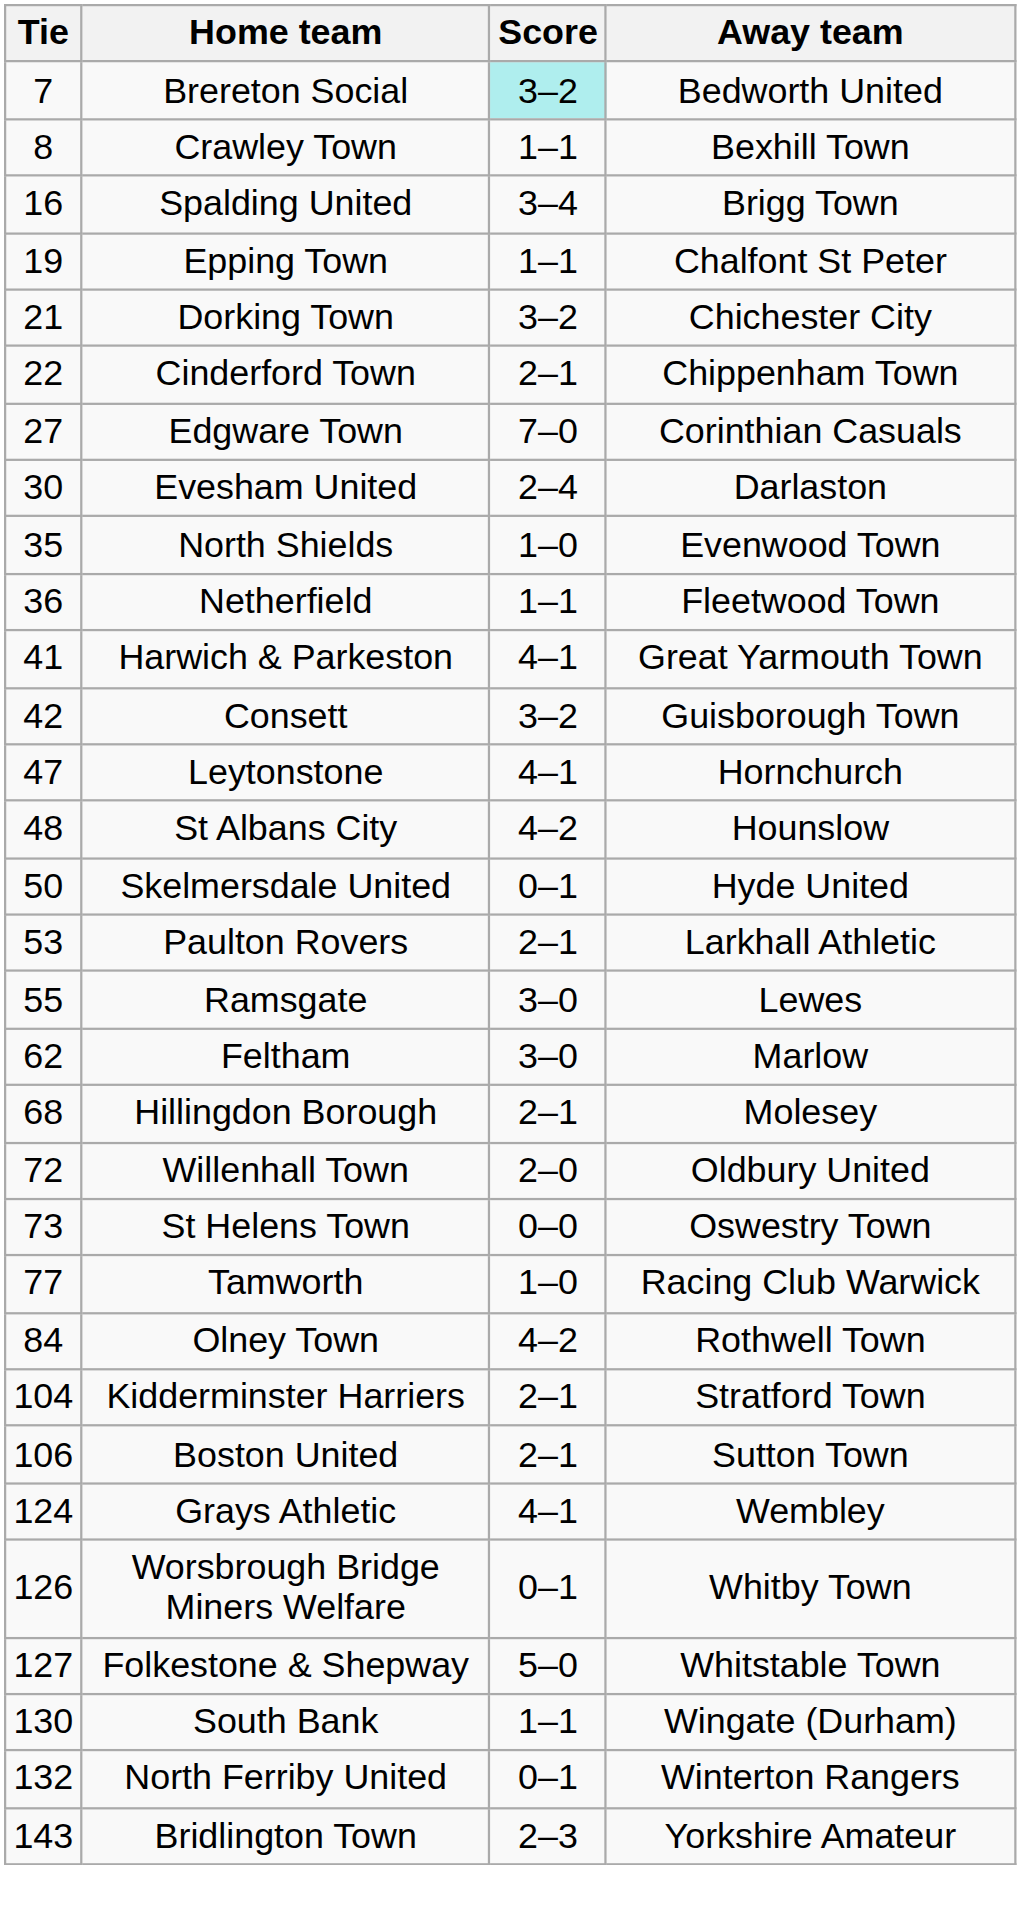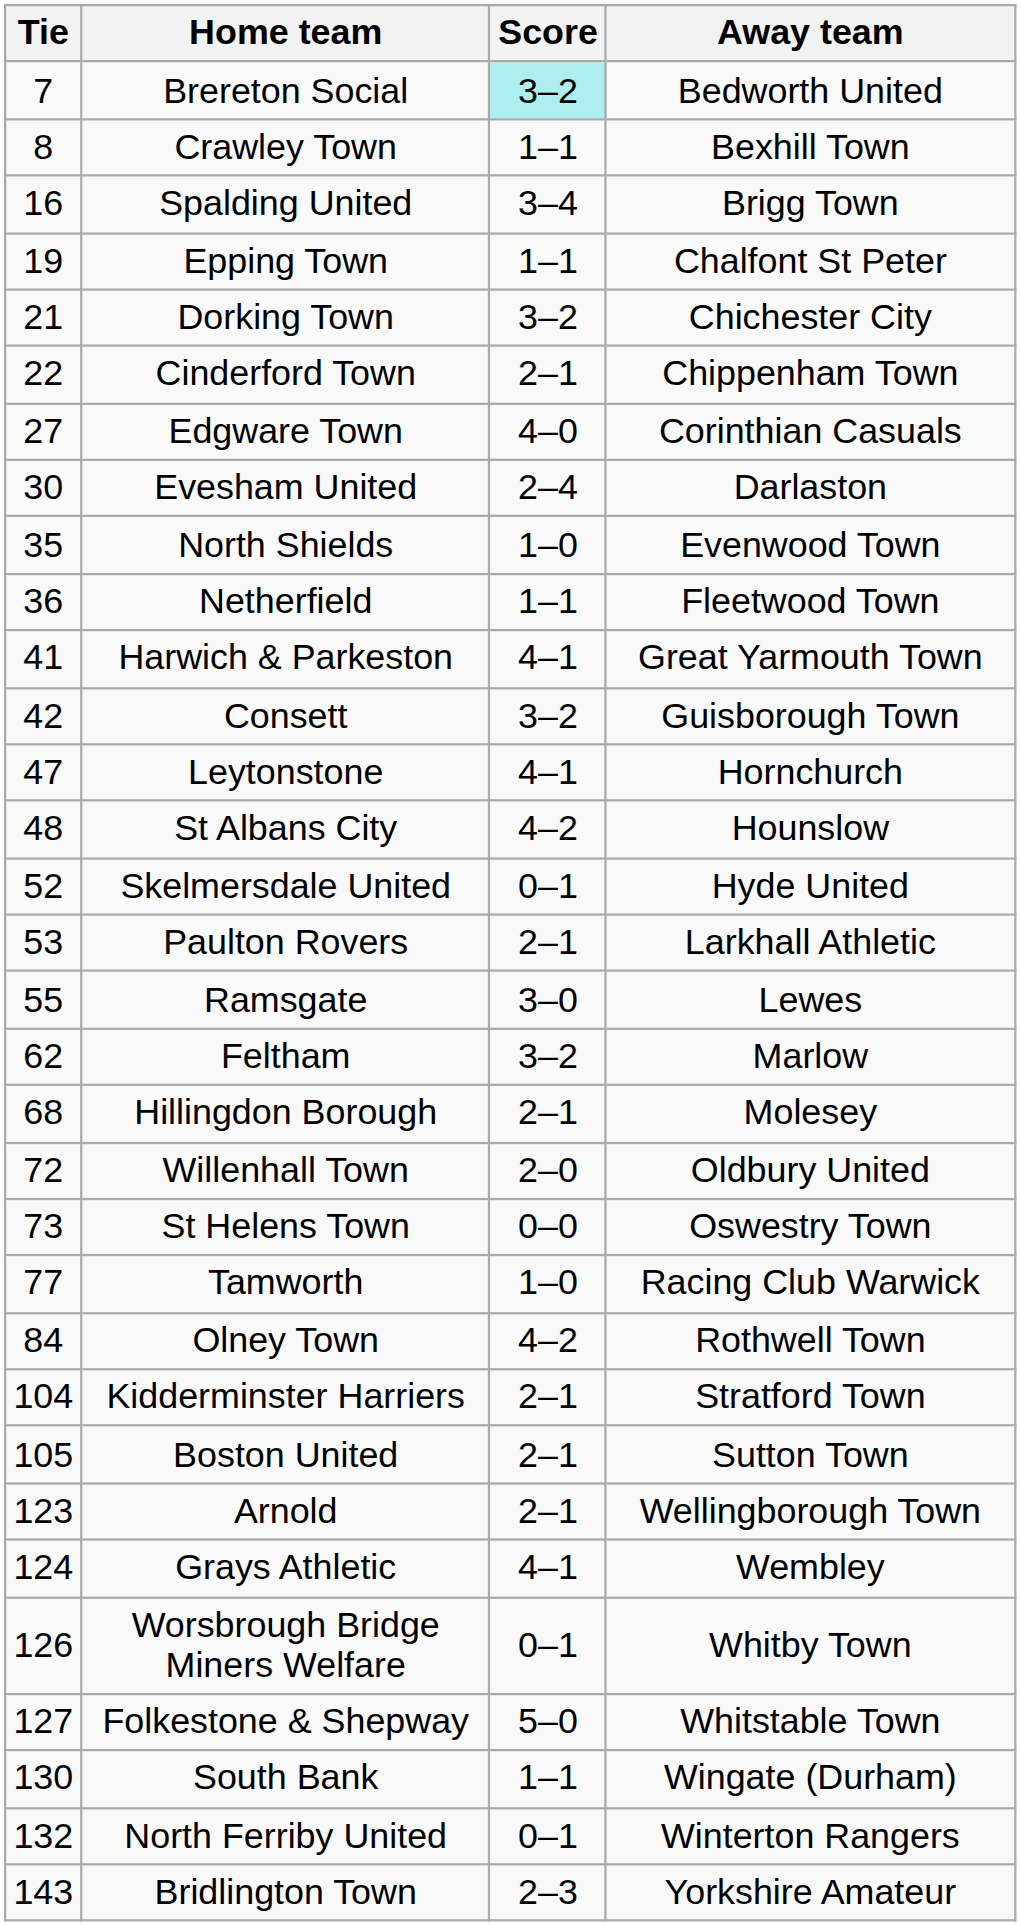(548, 430) 7–0 -> (548, 430) 4–0
(43, 885) 50 -> (43, 885) 52
(548, 1056) 3–0 -> (548, 1056) 3–2
(43, 1453) 106 -> (43, 1453) 105
+ row: (286, 1510)
